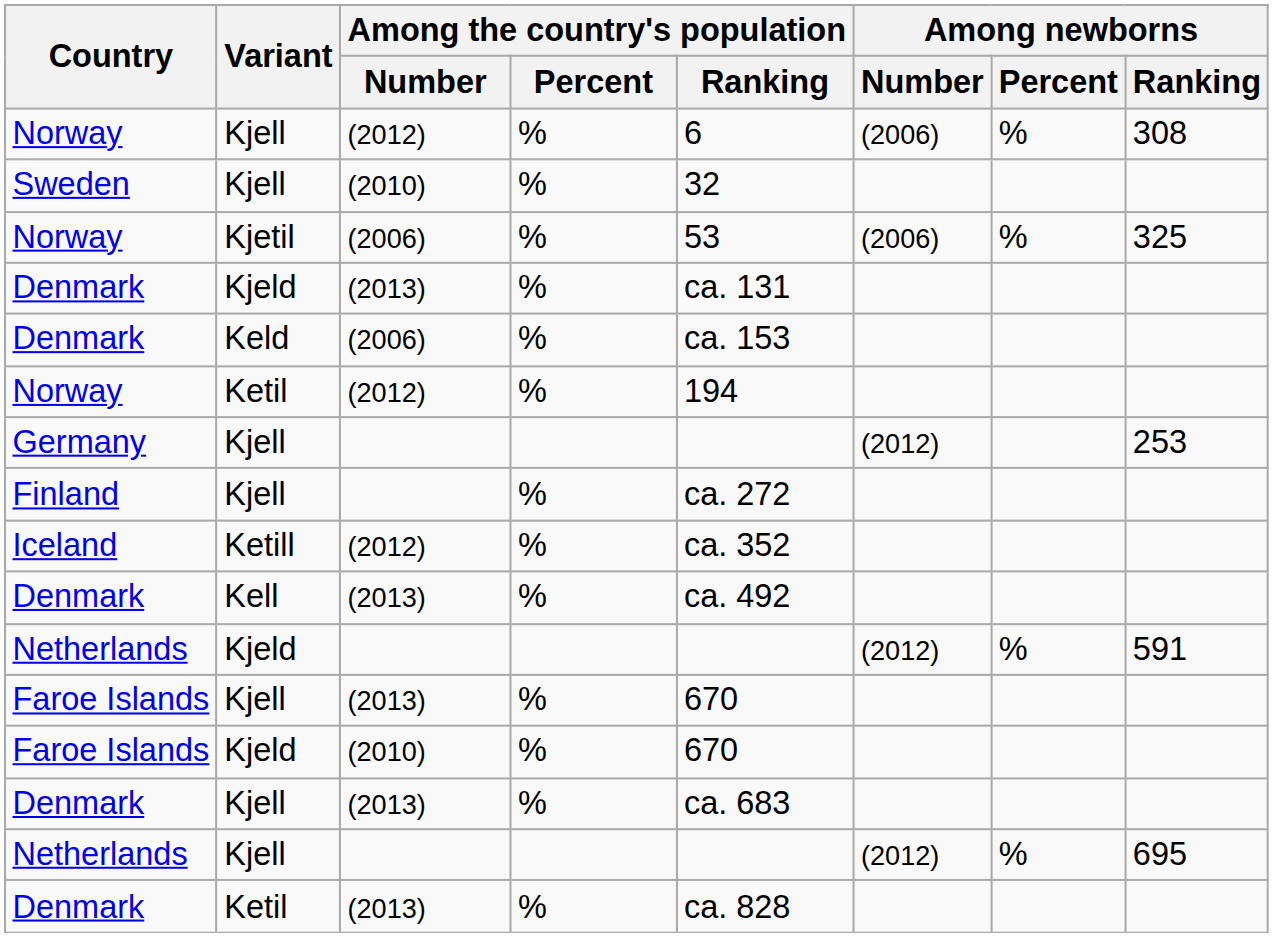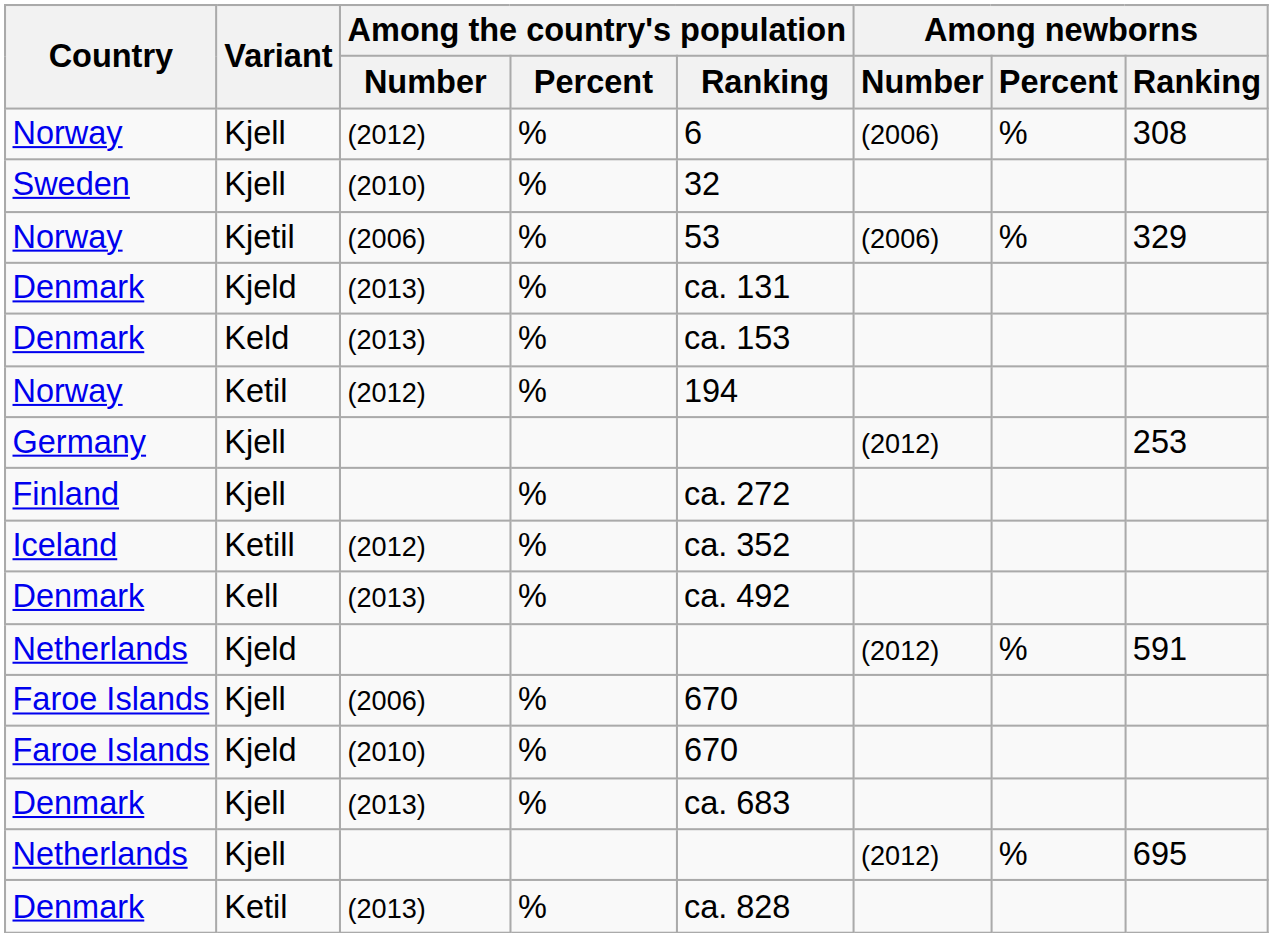(1160, 236) 325 -> (1160, 236) 329
(387, 341) (2006) -> (387, 341) (2013)
(387, 701) (2013) -> (387, 701) (2006)
